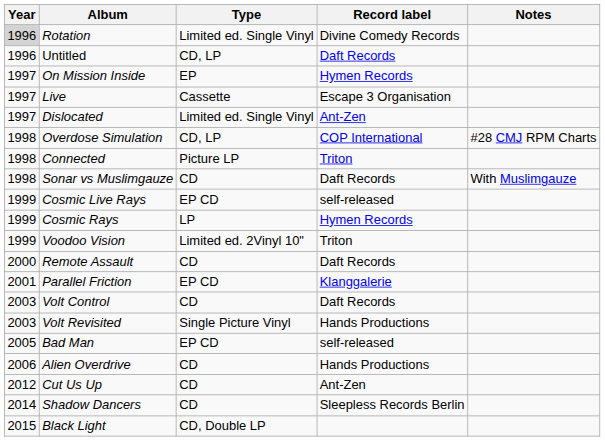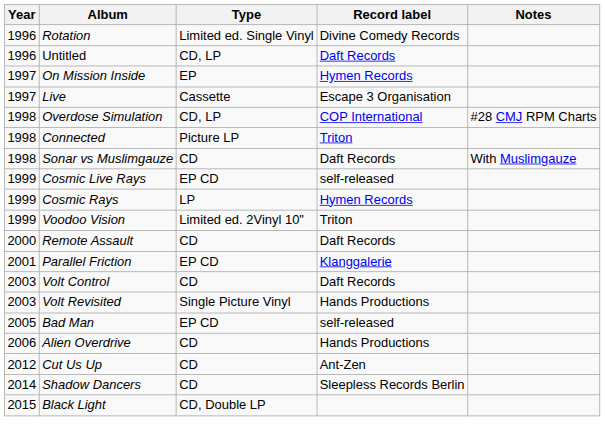(22, 35) lightgrey background -> (22, 35) no background
- row: (72, 117)
